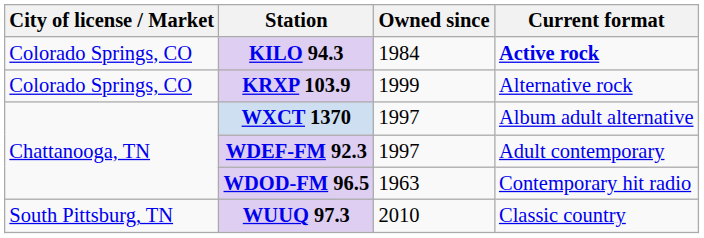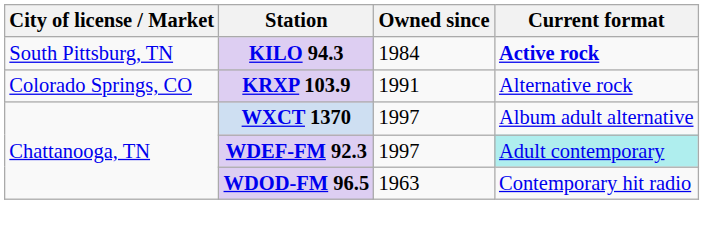(101, 53) Colorado Springs, CO -> (91, 53) South Pittsburg, TN
(399, 85) 1999 -> (399, 85) 1991
(582, 150) no background -> (582, 150) paleturquoise background
- row: (296, 215)
